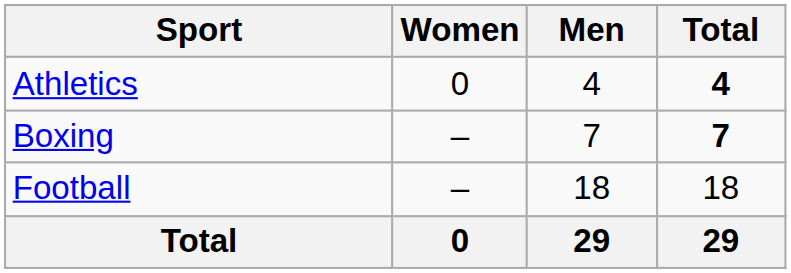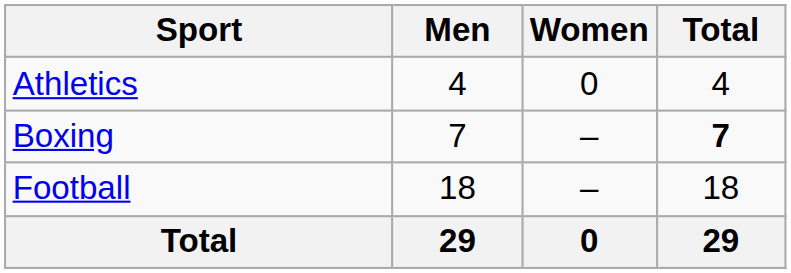columns swapped: (592, 30) <-> (460, 30)
(721, 83) bold -> (721, 83) normal
